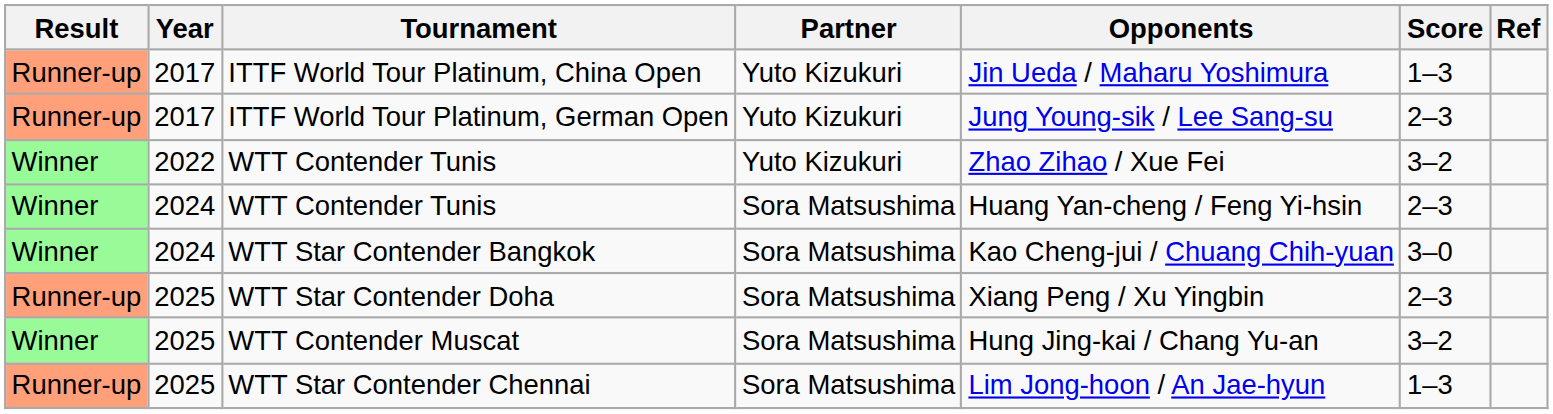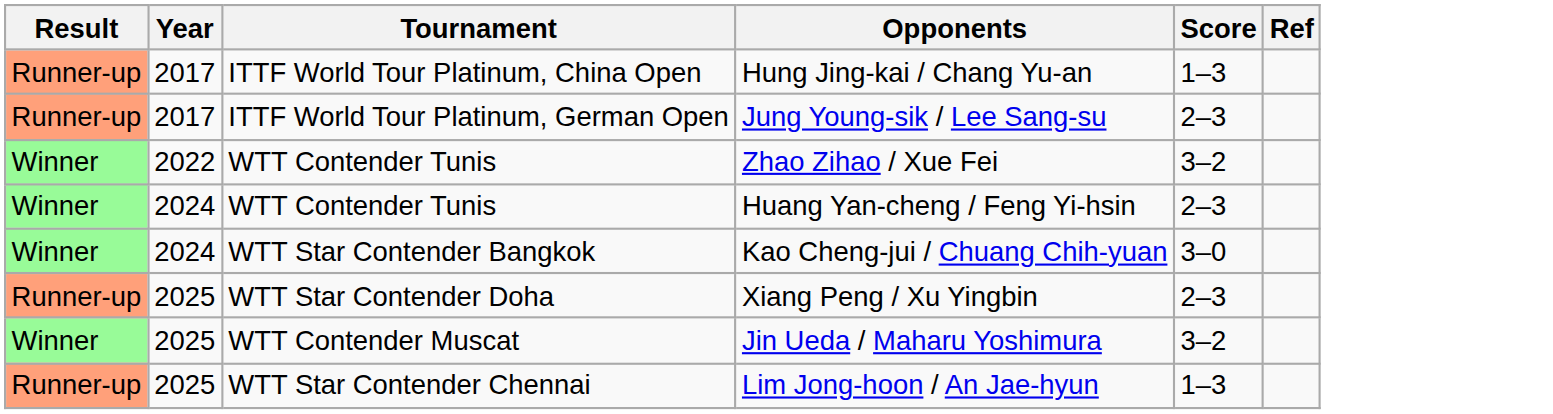- column: (849, 27)
(1148, 72) Jin Ueda / Maharu Yoshimura -> (917, 72) Hung Jing-kai / Chang Yu-an
(1144, 340) Hung Jing-kai / Chang Yu-an -> (922, 340) Jin Ueda / Maharu Yoshimura
